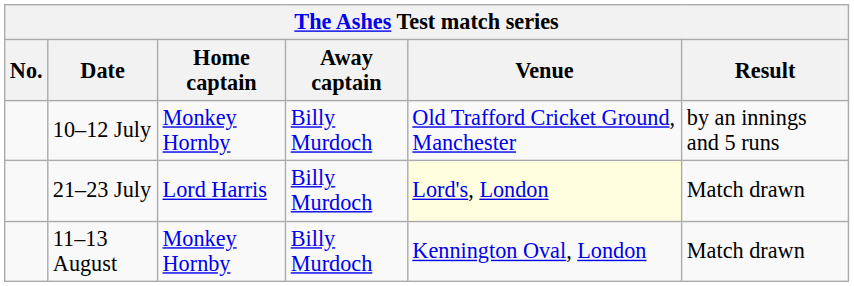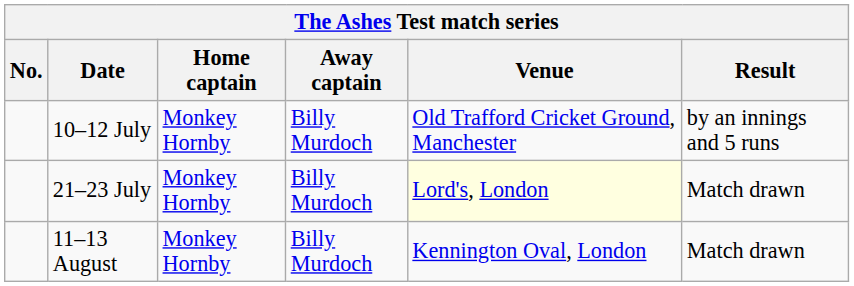(215, 190) Lord Harris -> (200, 190) Monkey Hornby
